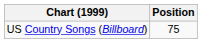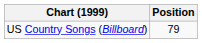(174, 30) 75 -> (174, 30) 79
